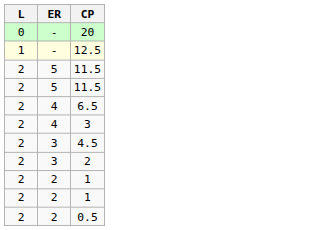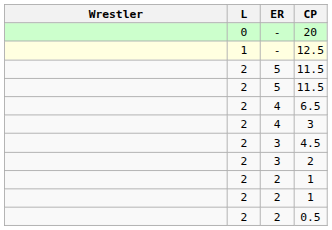+ column: (116, 14)
